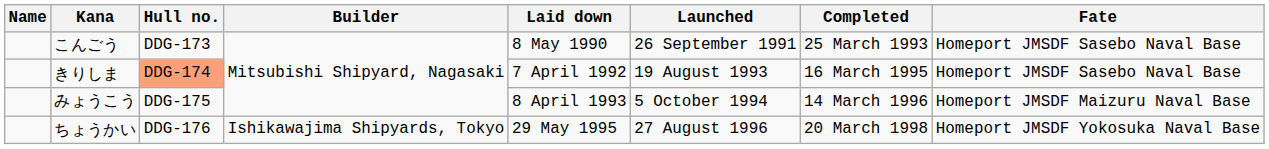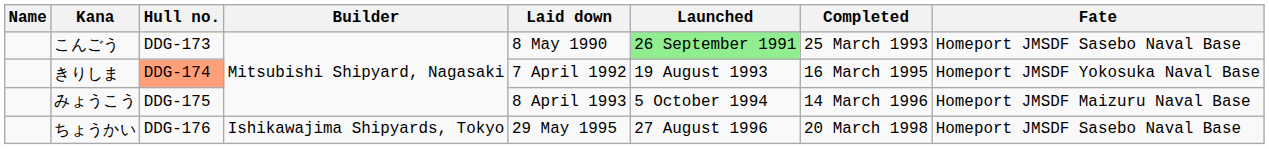(715, 45) no background -> (715, 45) lightgreen background
(1088, 73) Homeport JMSDF Sasebo Naval Base -> (1098, 73) Homeport JMSDF Yokosuka Naval Base
(1098, 129) Homeport JMSDF Yokosuka Naval Base -> (1088, 129) Homeport JMSDF Sasebo Naval Base
